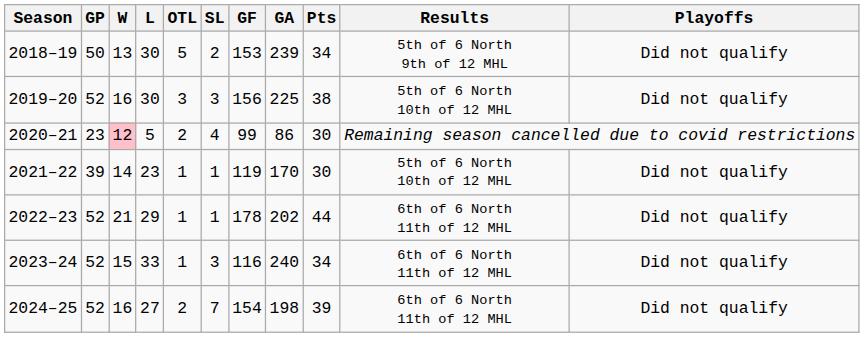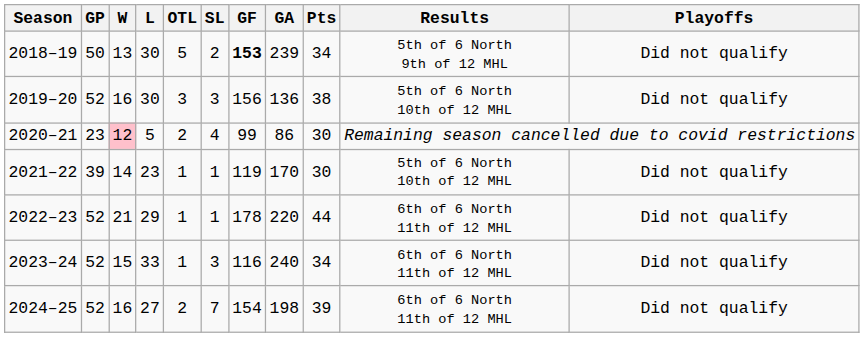(247, 54) normal -> (247, 54) bold
(284, 100) 225 -> (284, 100) 136
(284, 218) 202 -> (284, 218) 220
